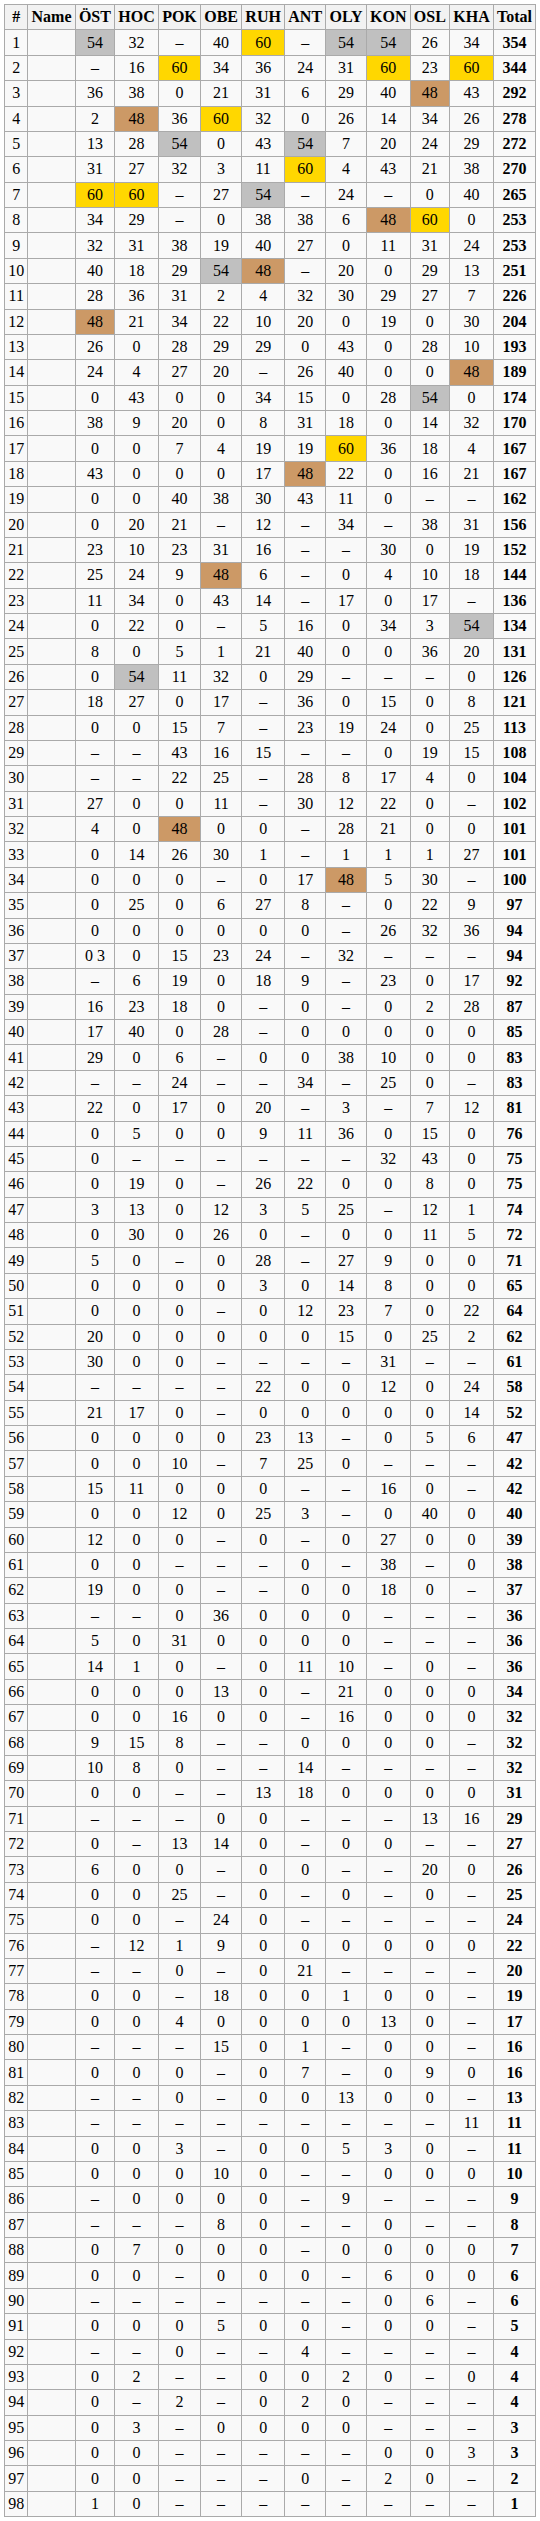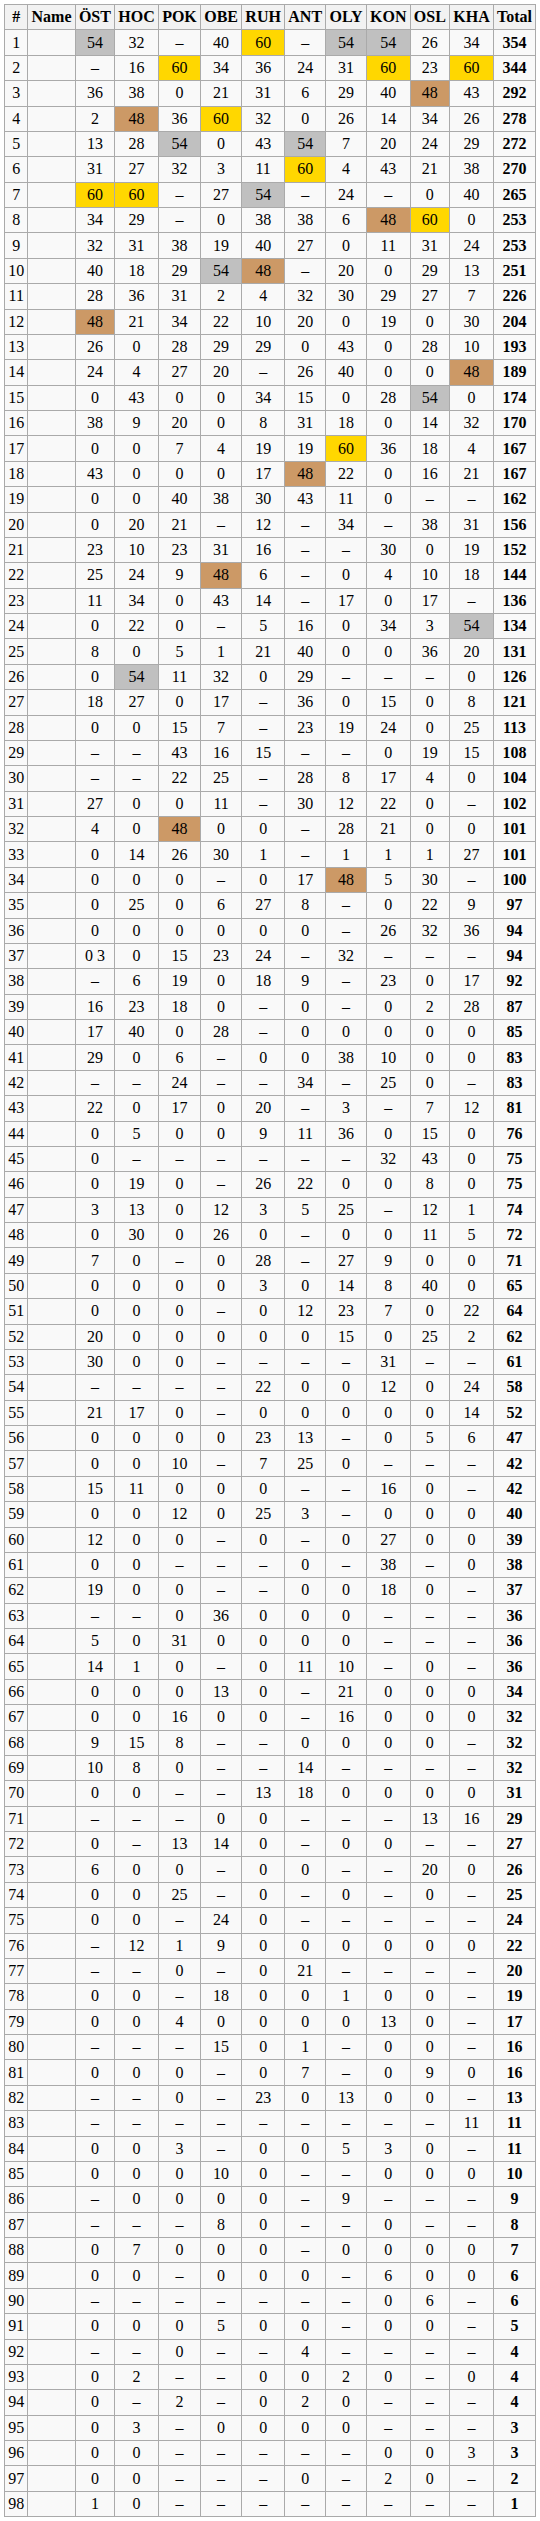(95, 1260) 5 -> (95, 1260) 7
(430, 1285) 0 -> (430, 1285) 40
(430, 1514) 40 -> (430, 1514) 0
(263, 2097) 0 -> (263, 2097) 23
